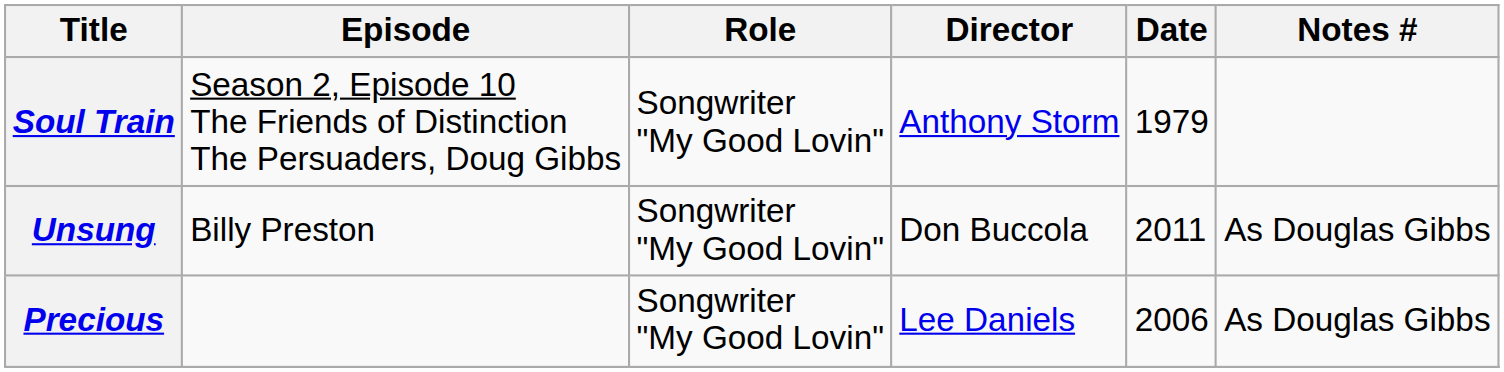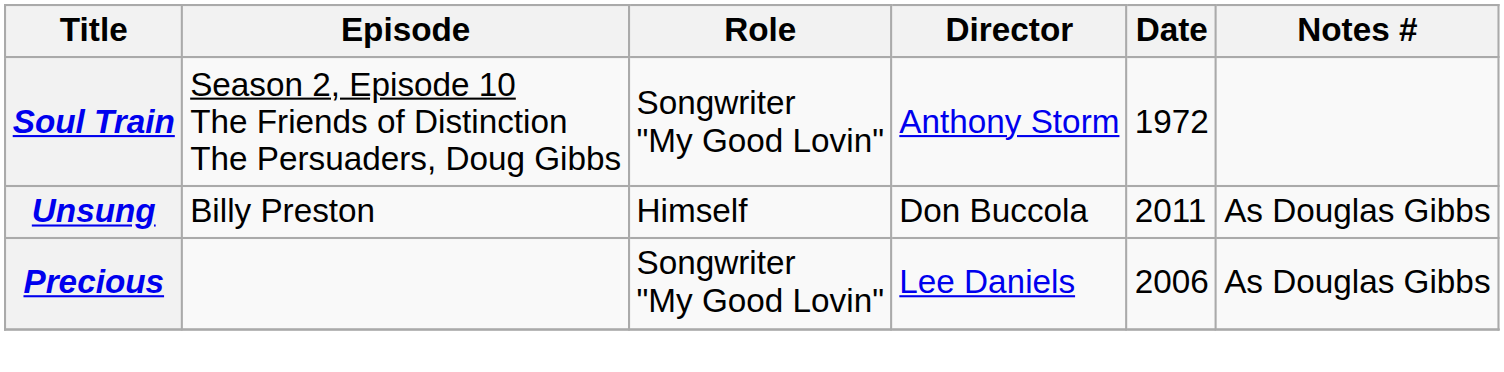(1172, 121) 1979 -> (1172, 121) 1972
(760, 230) Songwriter "My Good Lovin" -> (692, 211) Himself
